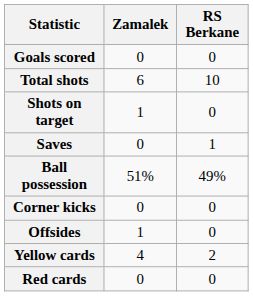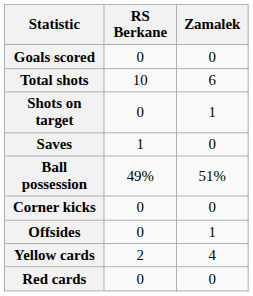columns swapped: (140, 24) <-> (212, 24)
